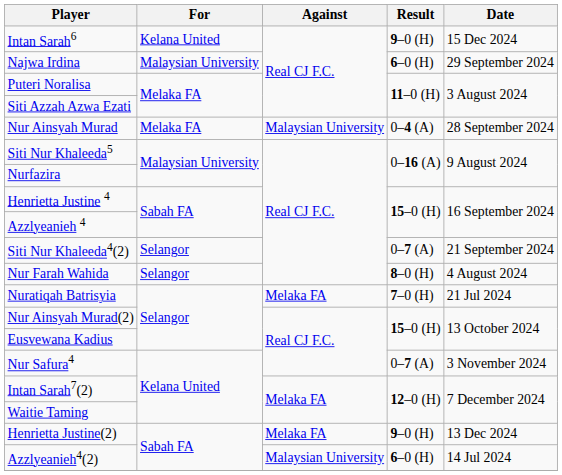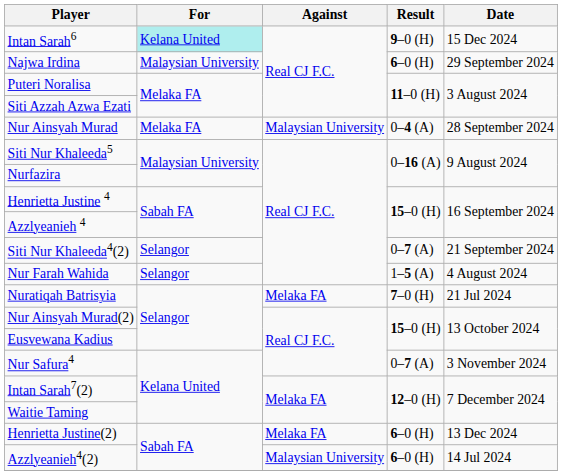(180, 39) no background -> (180, 39) paleturquoise background
(412, 274) 8–0 (H) -> (412, 274) 1–5 (A)
(412, 434) 9–0 (H) -> (412, 434) 6–0 (H)
